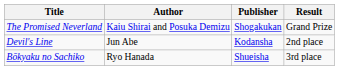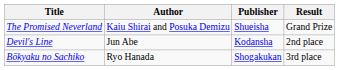(258, 27) Shogakukan -> (252, 27) Shueisha
(252, 57) Shueisha -> (258, 57) Shogakukan
